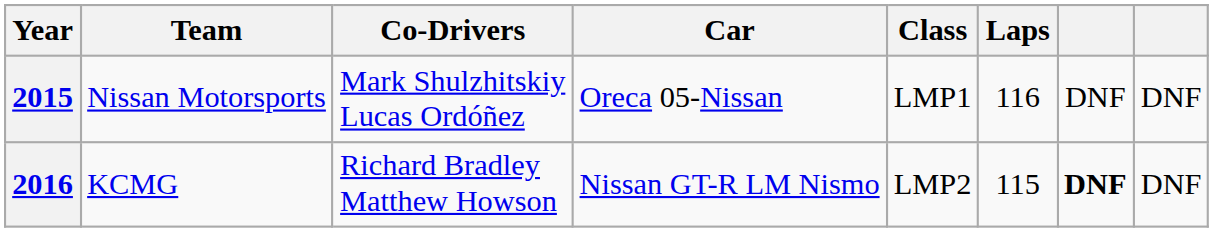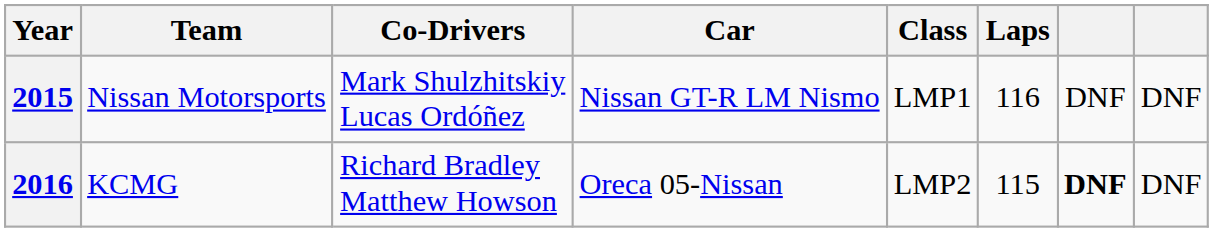(681, 97) Oreca 05-Nissan -> (730, 97) Nissan GT-R LM Nismo
(730, 183) Nissan GT-R LM Nismo -> (681, 183) Oreca 05-Nissan
